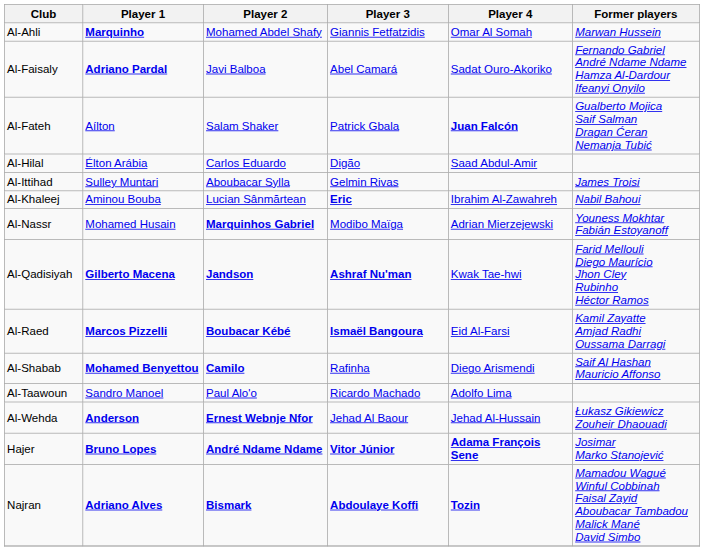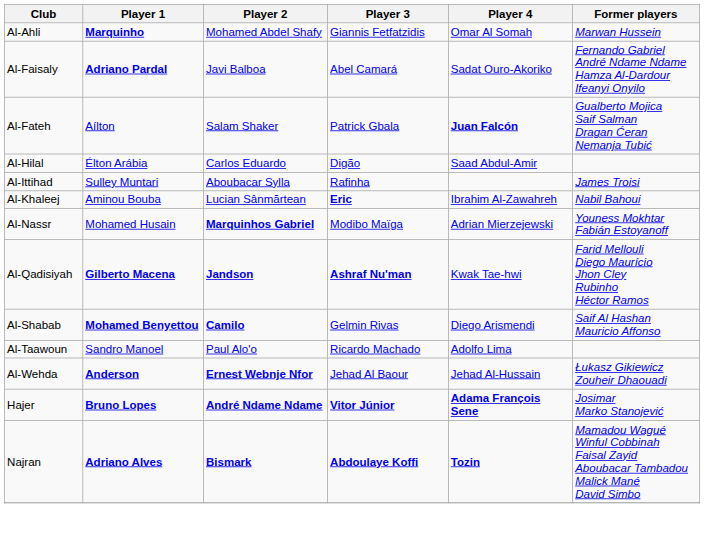(364, 182) Gelmin Rivas -> (350, 182) Rafinha
- row: (28, 331)
(350, 369) Rafinha -> (364, 325) Gelmin Rivas
